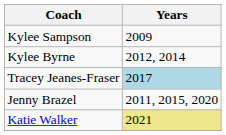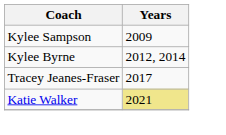(139, 78) lightblue background -> (139, 78) no background
- row: (42, 99)
